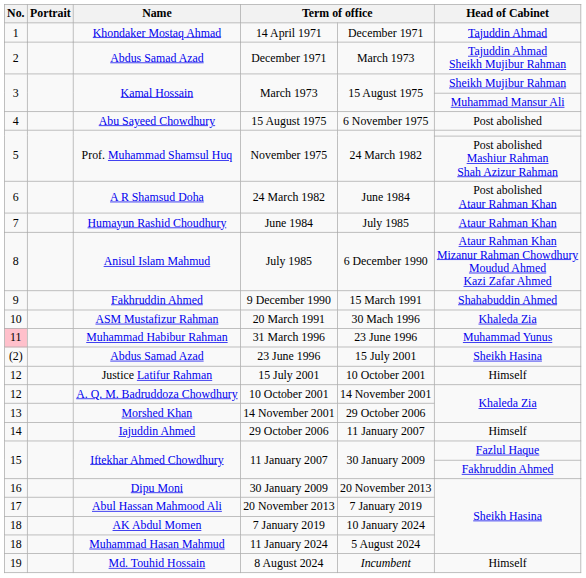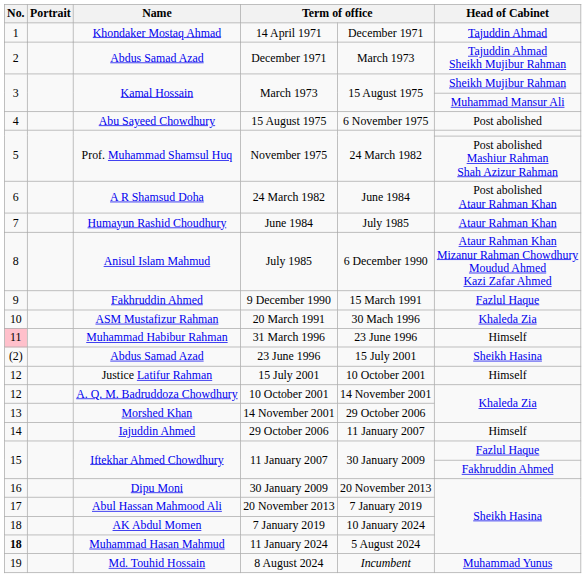(508, 300) Shahabuddin Ahmed -> (508, 300) Fazlul Haque
(508, 337) Muhammad Yunus -> (508, 337) Himself
(16, 544) normal -> (16, 544) bold
(508, 563) Himself -> (508, 563) Muhammad Yunus
